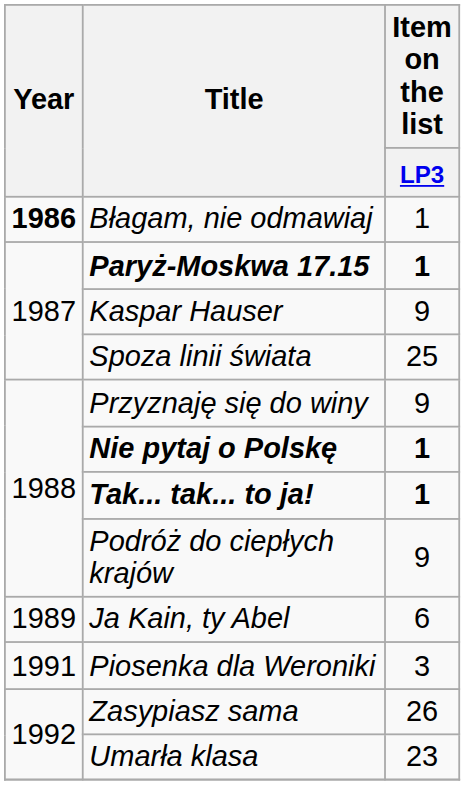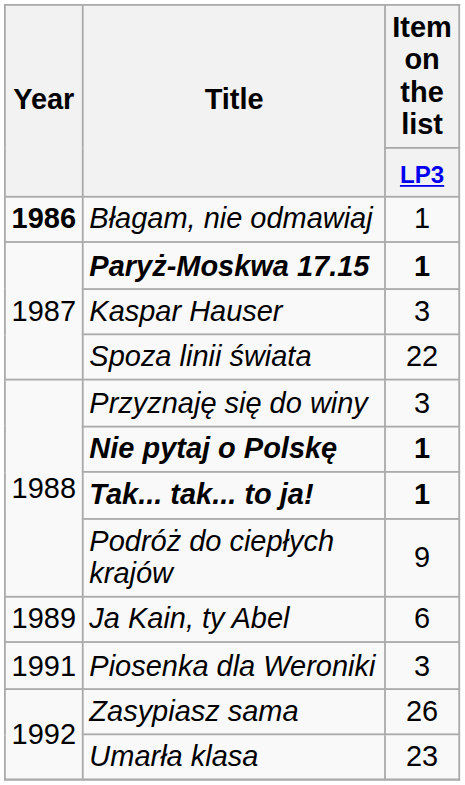(422, 311) 9 -> (422, 311) 3
(422, 356) 25 -> (422, 356) 22
(422, 402) 9 -> (422, 402) 3
